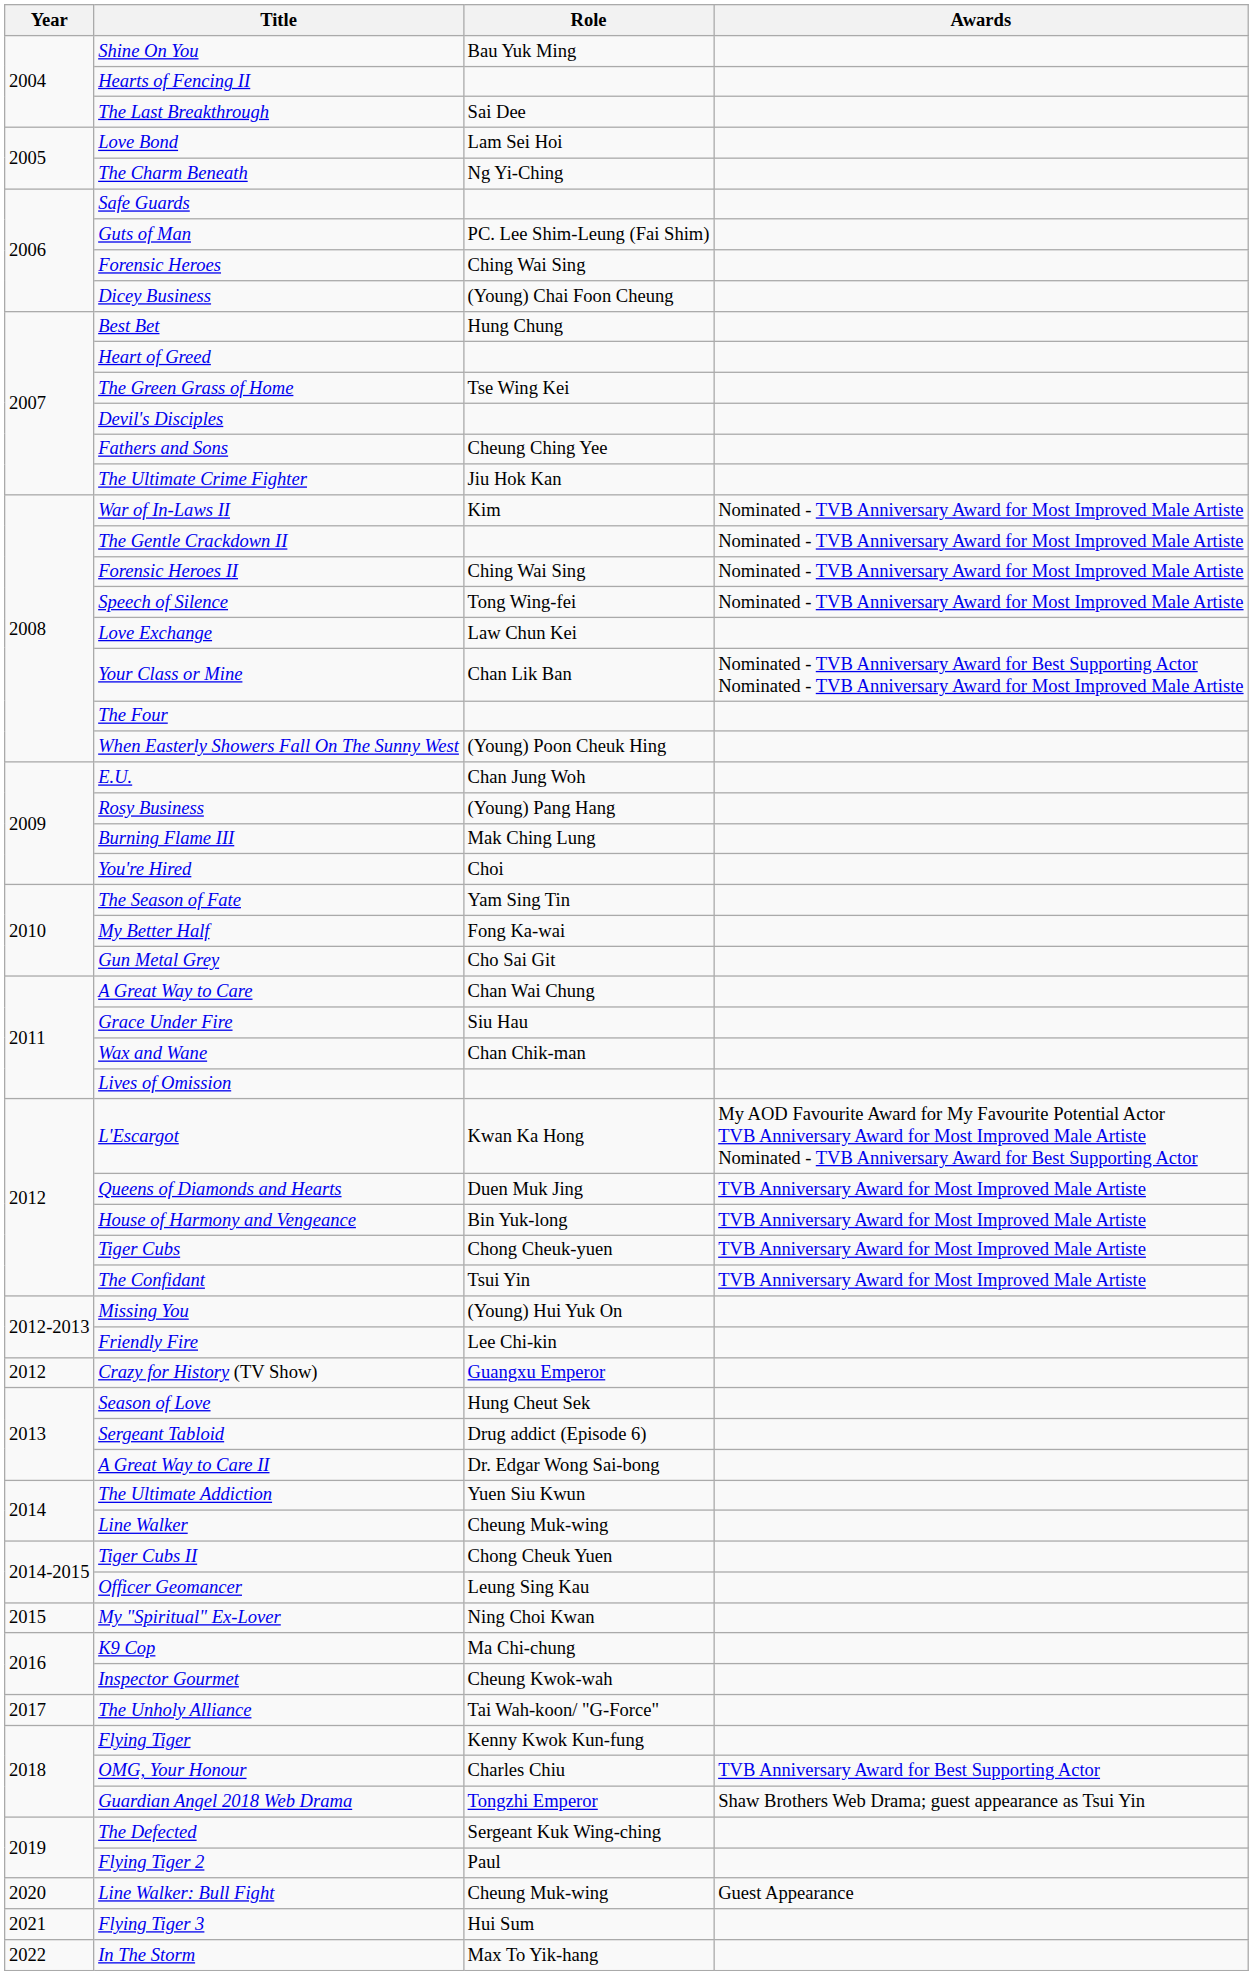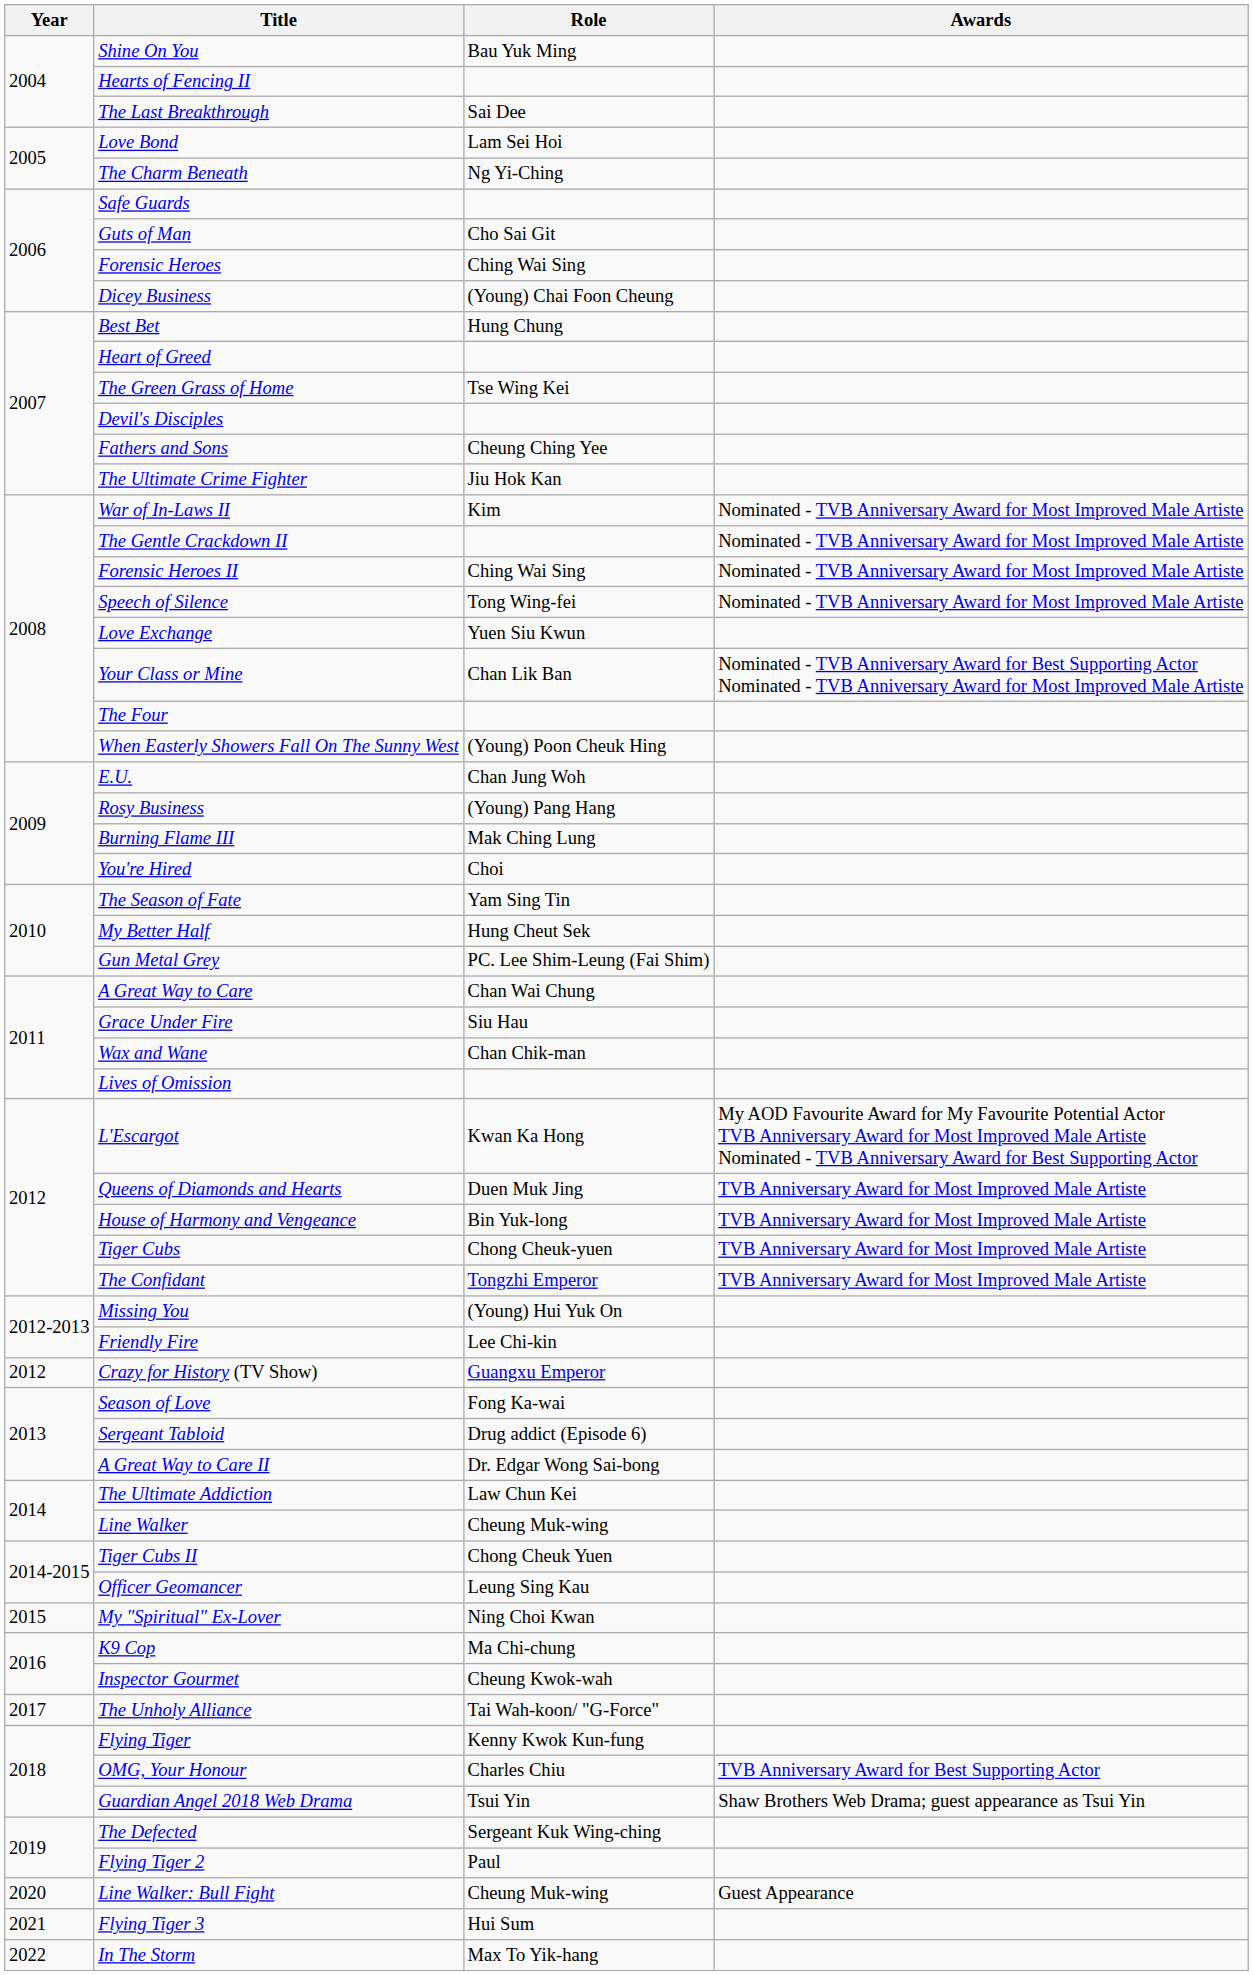(589, 234) PC. Lee Shim-Leung (Fai Shim) -> (511, 234) Cho Sai Git
(522, 632) Law Chun Kei -> (526, 632) Yuen Siu Kwun
(516, 930) Fong Ka-wai -> (529, 930) Hung Cheut Sek
(511, 961) Cho Sai Git -> (589, 961) PC. Lee Shim-Leung (Fai Shim)
(499, 1280) Tsui Yin -> (533, 1280) Tongzhi Emperor
(529, 1403) Hung Cheut Sek -> (516, 1403) Fong Ka-wai
(526, 1495) Yuen Siu Kwun -> (522, 1495) Law Chun Kei
(533, 1801) Tongzhi Emperor -> (499, 1801) Tsui Yin
